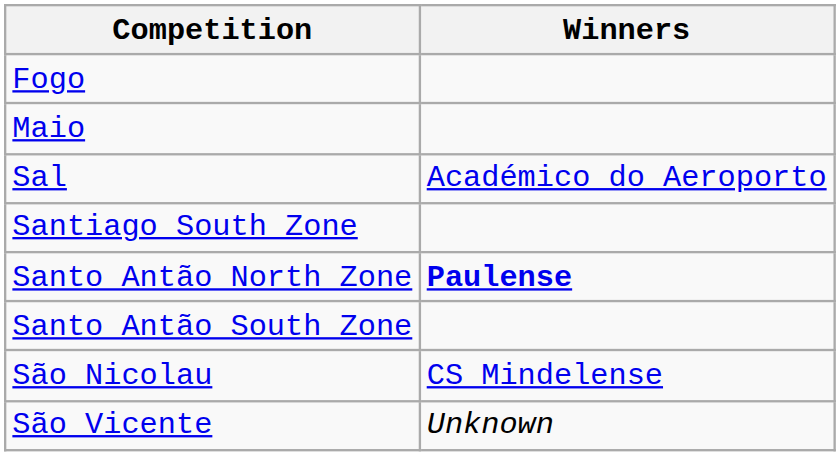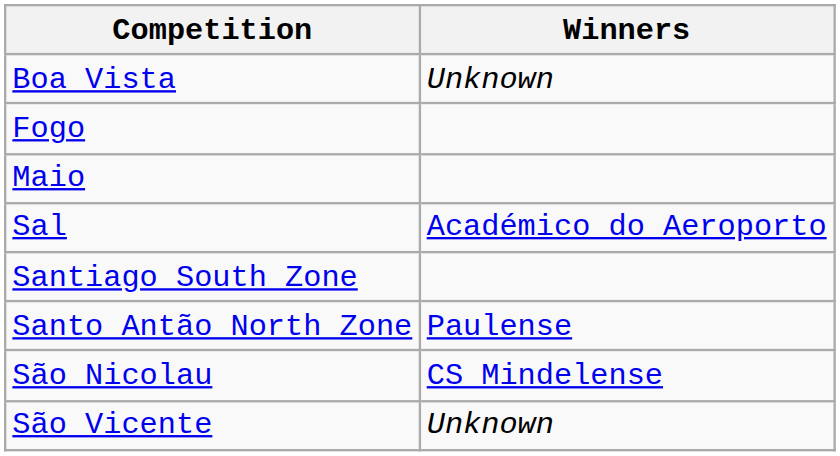+ row: (94, 79)
(499, 277) bold -> (499, 326) normal
- row: (212, 326)
